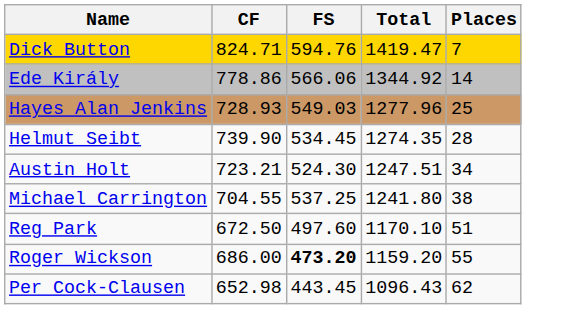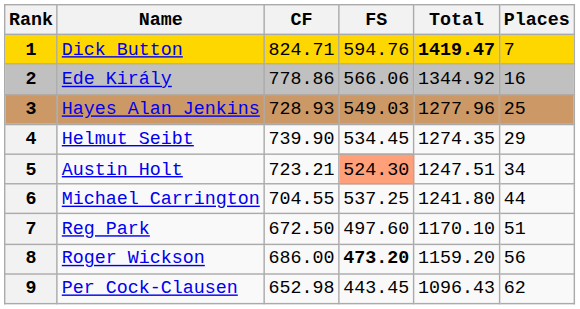+ column: (31, 20)
(404, 50) normal -> (457, 50) bold
(462, 79) 14 -> (515, 79) 16
(462, 139) 28 -> (515, 139) 29
(324, 169) no background -> (376, 169) lightsalmon background
(462, 199) 38 -> (515, 199) 44
(462, 259) 55 -> (515, 259) 56
